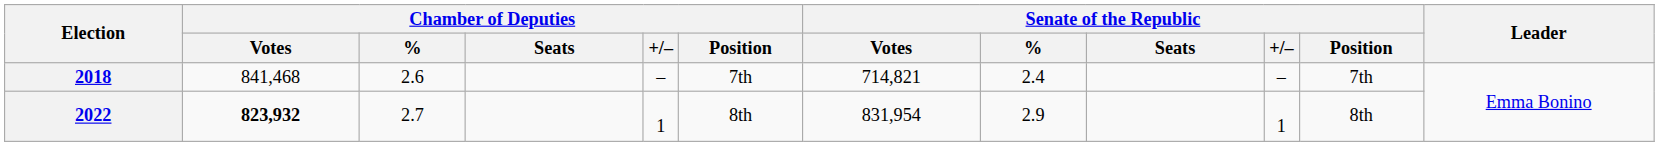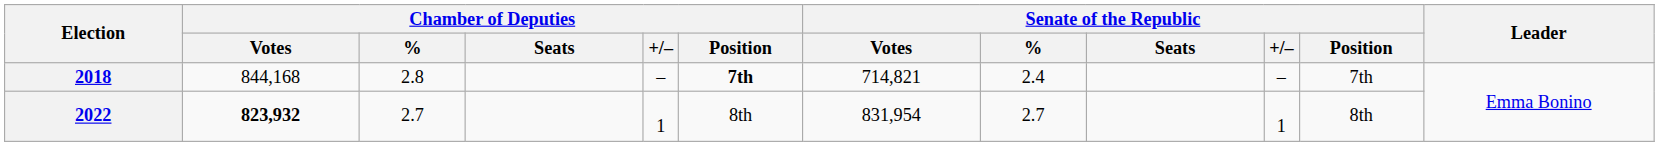(271, 76) 841,468 -> (271, 76) 844,168
(412, 76) 2.6 -> (412, 76) 2.8
(741, 76) normal -> (741, 76) bold
(1033, 116) 2.9 -> (1033, 116) 2.7
